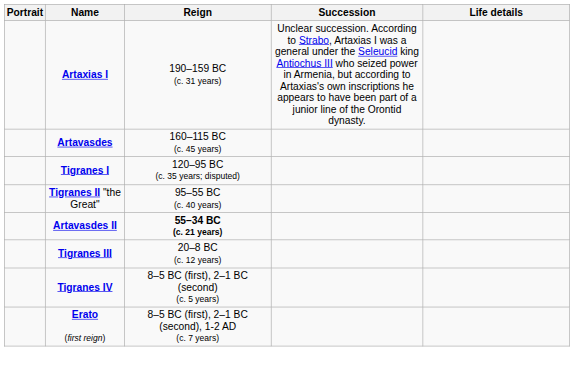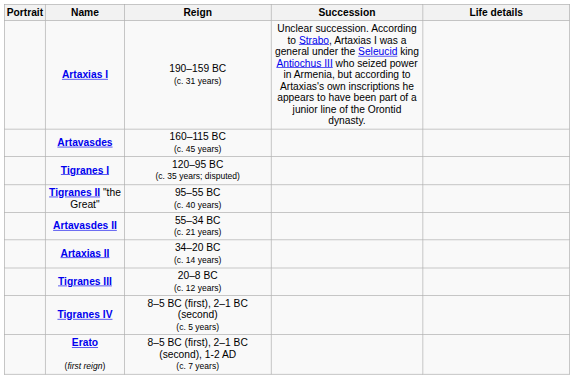(198, 226) bold -> (198, 226) normal
+ row: (85, 254)
